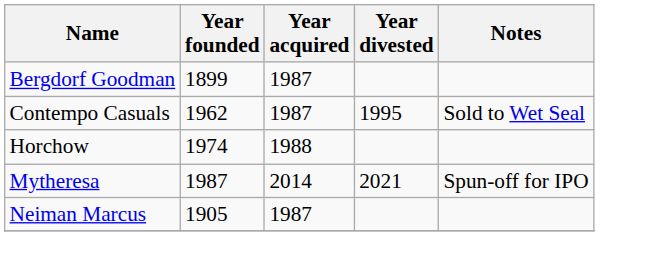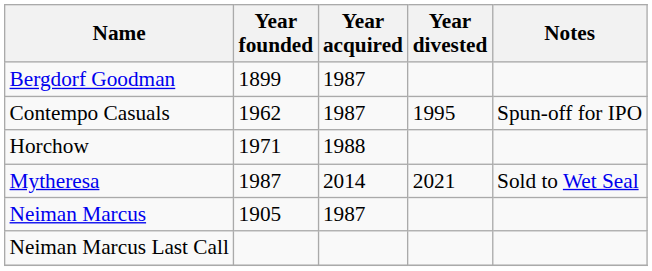(514, 112) Sold to Wet Seal -> (570, 112) Spun-off for IPO
(206, 146) 1974 -> (260, 146) 1971
(516, 180) Spun-off for IPO -> (568, 180) Sold to Wet Seal
+ row: (119, 247)
